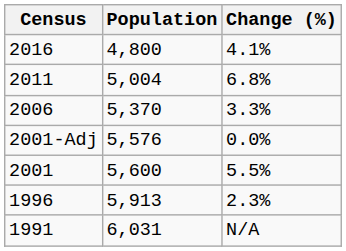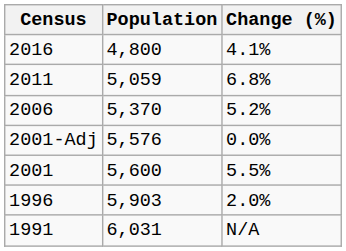(134, 80) 5,004 -> (134, 80) 5,059
(248, 110) 3.3% -> (248, 110) 5.2%
(134, 200) 5,913 -> (134, 200) 5,903
(248, 200) 2.3% -> (248, 200) 2.0%
